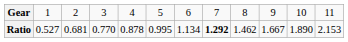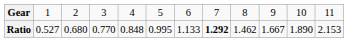(76, 29) 0.681 -> (76, 29) 0.680
(132, 29) 0.878 -> (132, 29) 0.848
(188, 29) 1.134 -> (188, 29) 1.133
